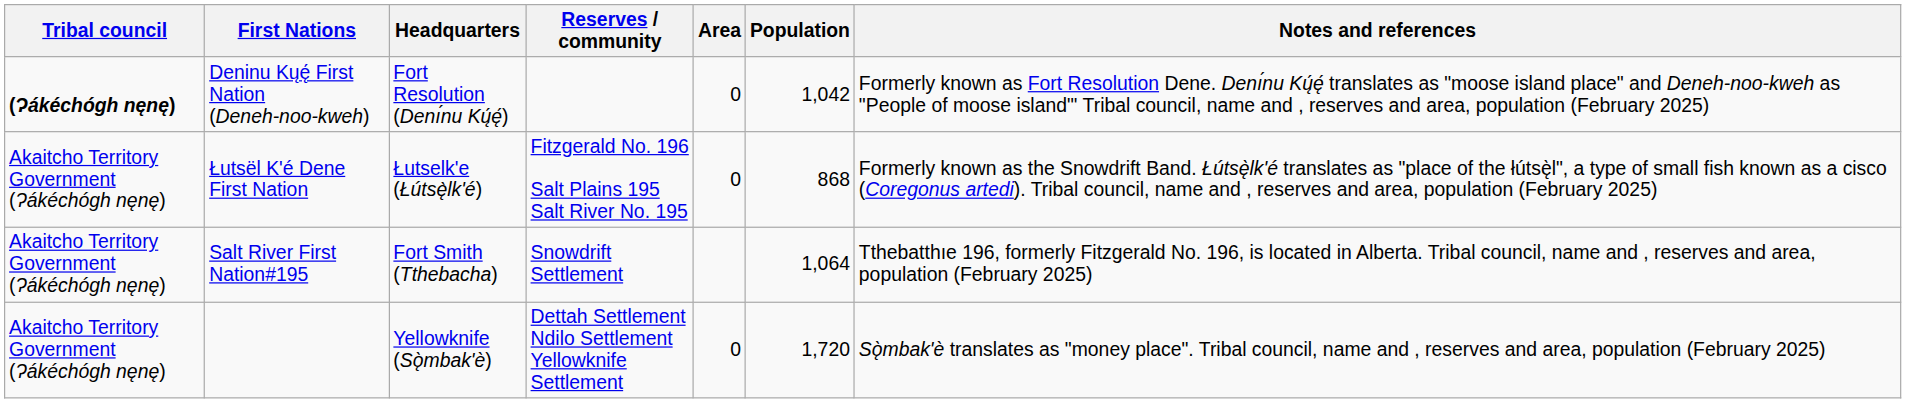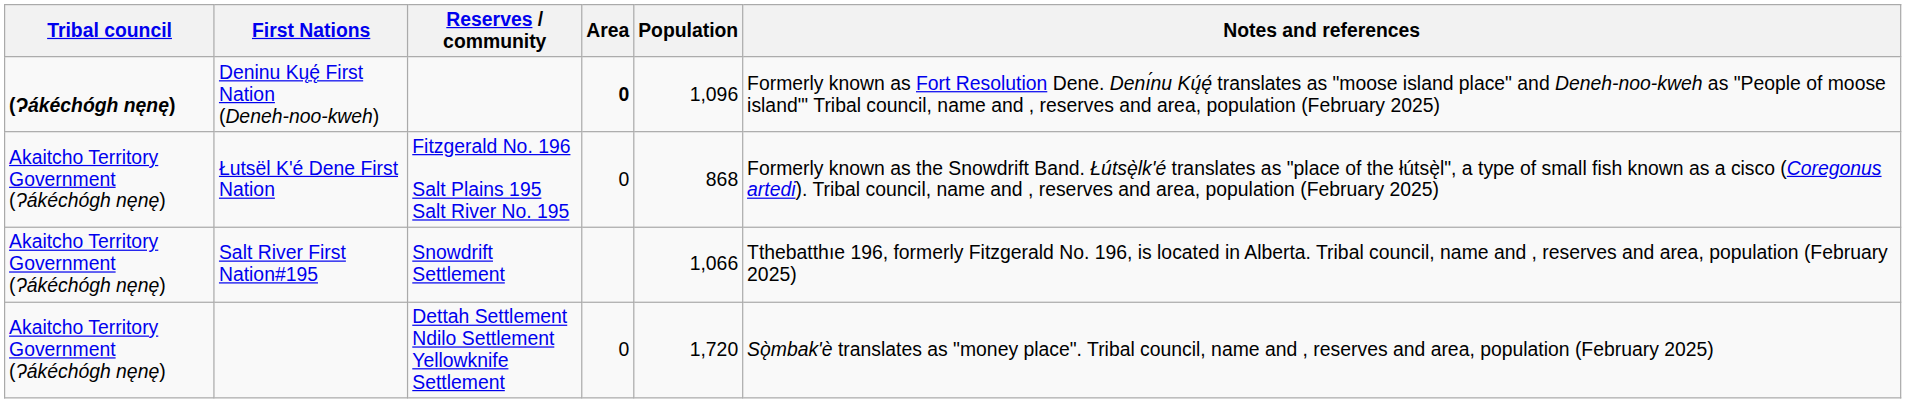- column: (458, 30)
(736, 94) normal -> (624, 94) bold
(826, 94) 1,042 -> (714, 94) 1,096
(826, 264) 1,064 -> (714, 264) 1,066
